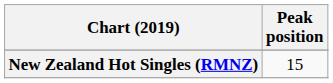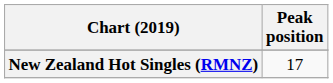(295, 63) 15 -> (295, 63) 17
